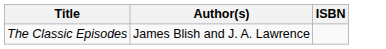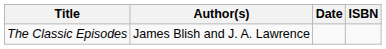+ column: (329, 14)
